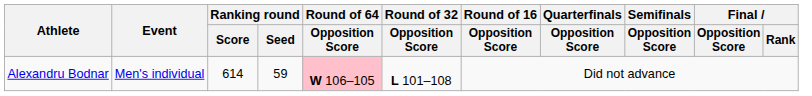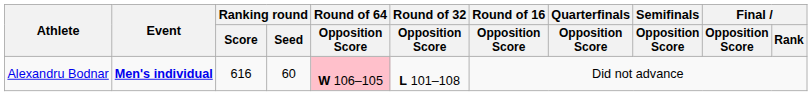(160, 74) normal -> (164, 74) bold
(233, 74) 614 -> (241, 74) 616
(280, 74) 59 -> (289, 74) 60
